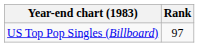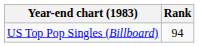(178, 32) 97 -> (178, 32) 94
